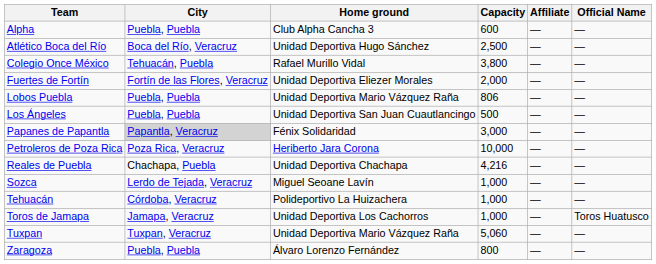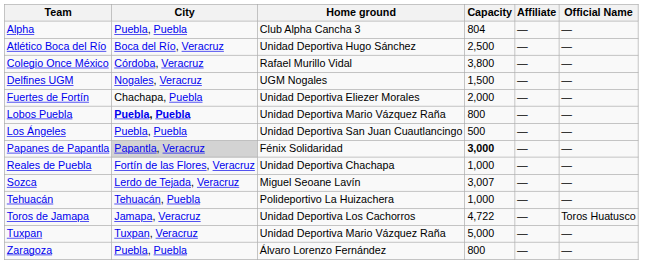(489, 30) 600 -> (476, 30) 804
(170, 64) Tehuacán, Puebla -> (159, 64) Córdoba, Veracruz
+ row: (40, 81)
(198, 81) Fortín de las Flores, Veracruz -> (158, 98) Chachapa, Puebla
(164, 98) normal -> (152, 115) bold
(489, 98) 806 -> (476, 115) 800
(494, 132) normal -> (481, 149) bold
- row: (65, 149)
(171, 166) Chachapa, Puebla -> (185, 166) Fortín de las Flores, Veracruz
(494, 166) 4,216 -> (481, 166) 1,000
(494, 183) 1,000 -> (481, 183) 3,007
(172, 200) Córdoba, Veracruz -> (157, 200) Tehuacán, Puebla
(494, 217) 1,000 -> (481, 217) 4,722
(494, 234) 5,060 -> (481, 234) 5,000
